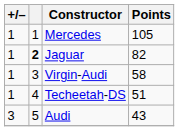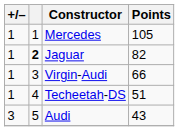(139, 75) 58 -> (139, 75) 66
